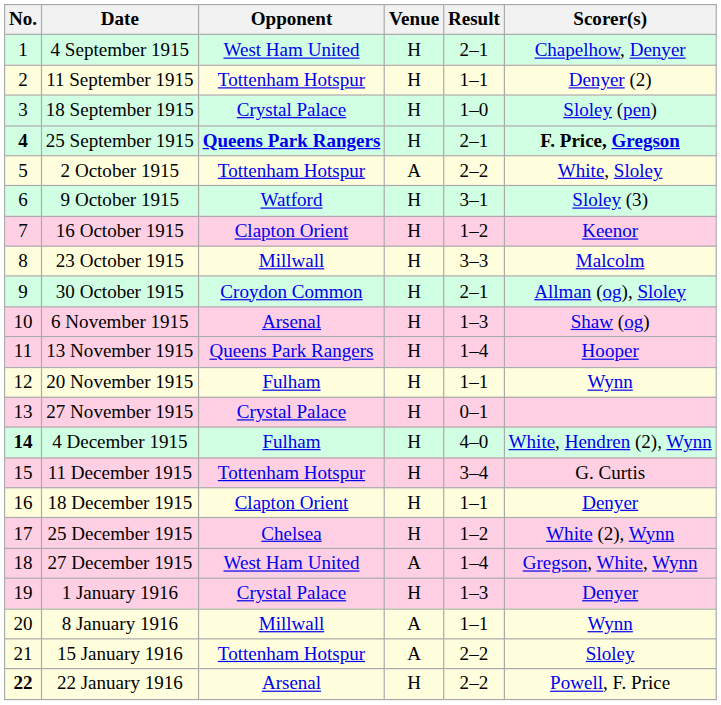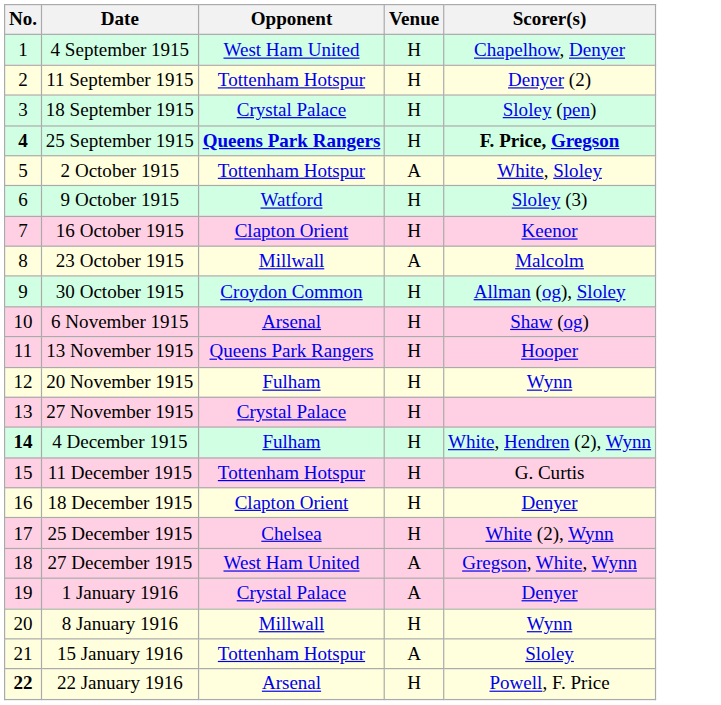- column: (474, 19)
(414, 261) H -> (414, 261) A
(414, 593) H -> (414, 593) A
(414, 623) A -> (414, 623) H
